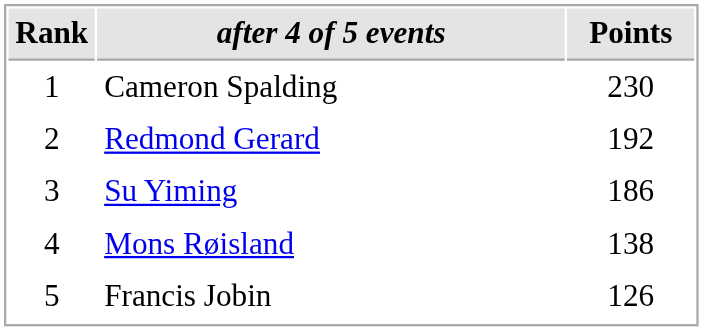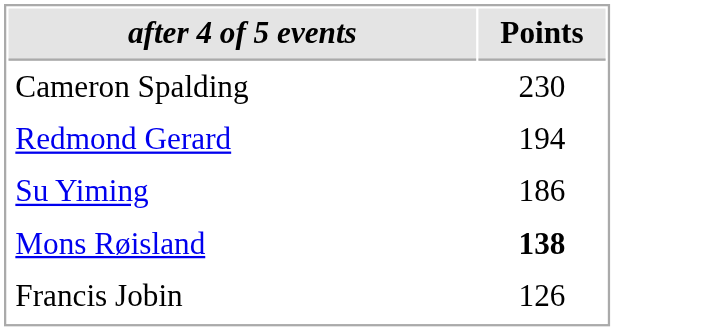- column: (52, 32)
(631, 139) 192 -> (542, 139) 194
(631, 243) normal -> (542, 243) bold
